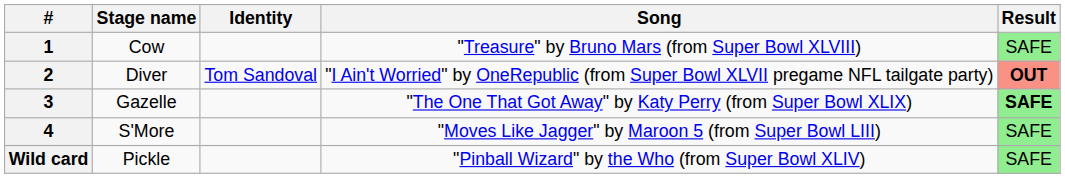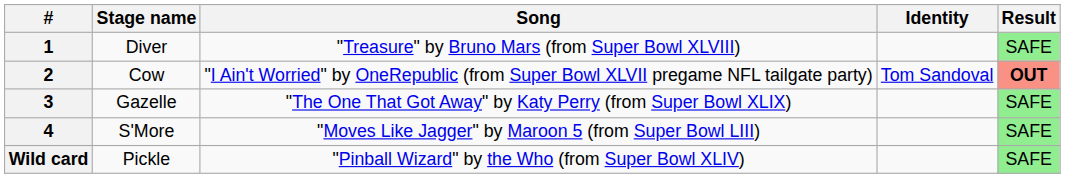columns swapped: (659, 18) <-> (261, 18)
(146, 46) Cow -> (146, 46) Diver
(146, 74) Diver -> (146, 74) Cow
(1029, 103) bold -> (1029, 103) normal
